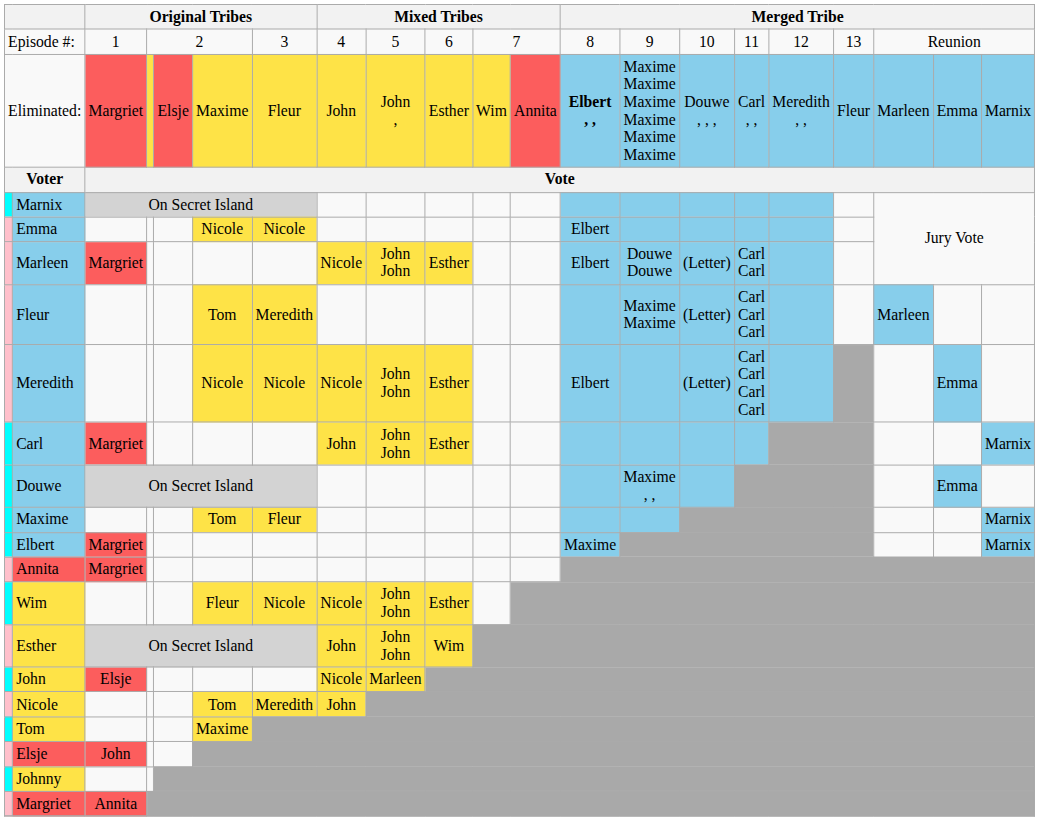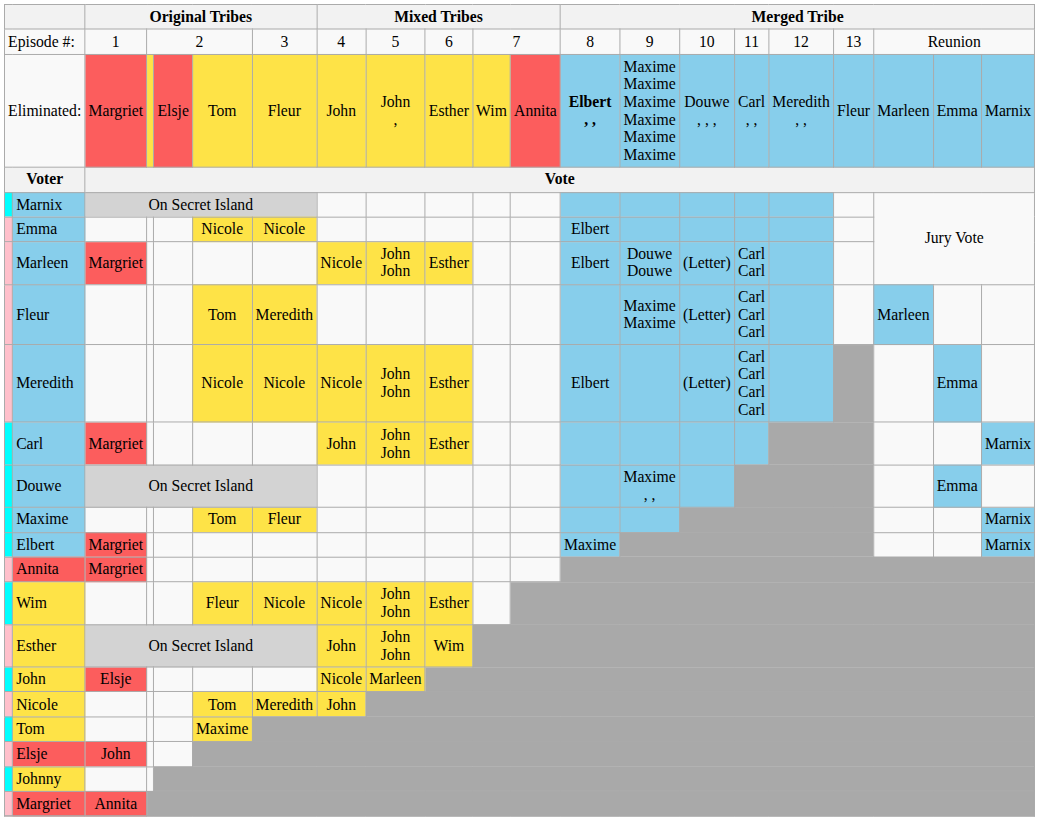(222, 110) Maxime -> (222, 110) Tom
